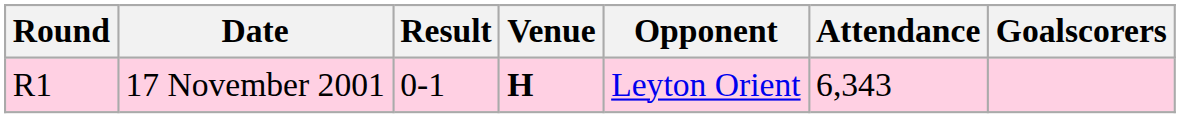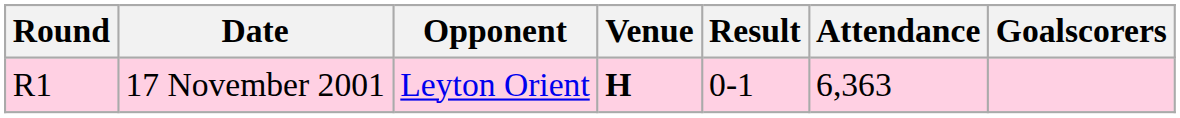columns swapped: (706, 31) <-> (446, 31)
(854, 84) 6,343 -> (854, 84) 6,363
